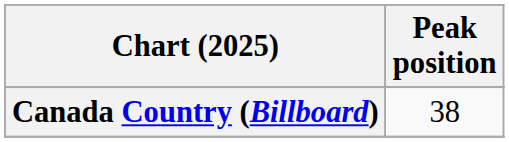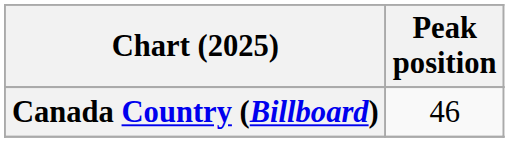(445, 111) 38 -> (445, 111) 46
